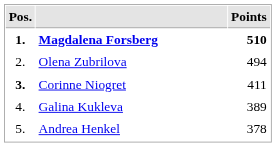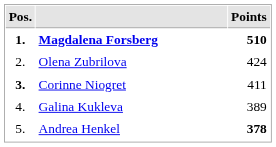(257, 62) 494 -> (257, 62) 424
(257, 129) normal -> (257, 129) bold
